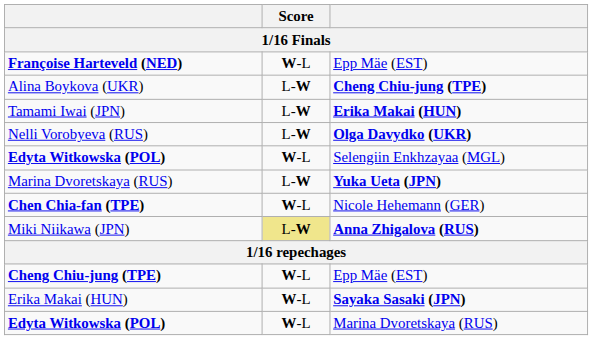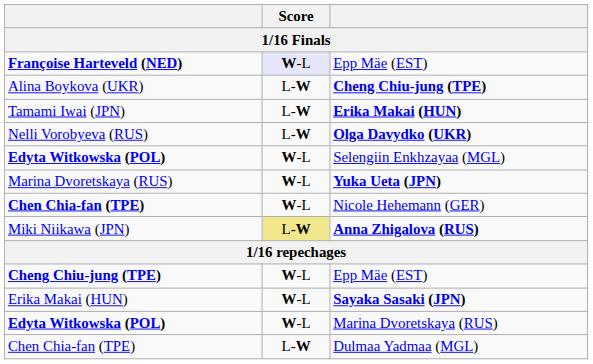(296, 63) no background -> (296, 63) lavender background
(296, 181) L-W -> (296, 181) W-L
+ row: (72, 346)
